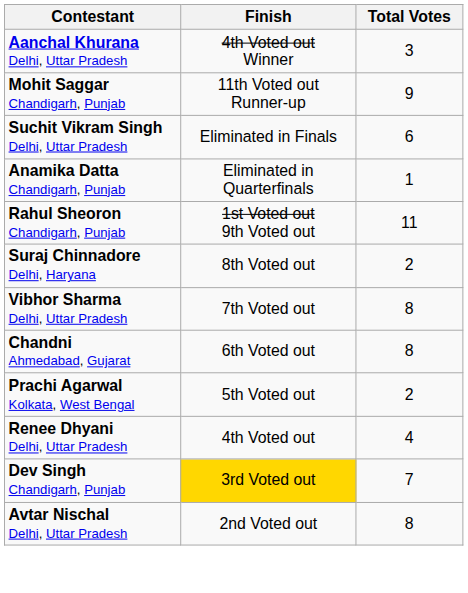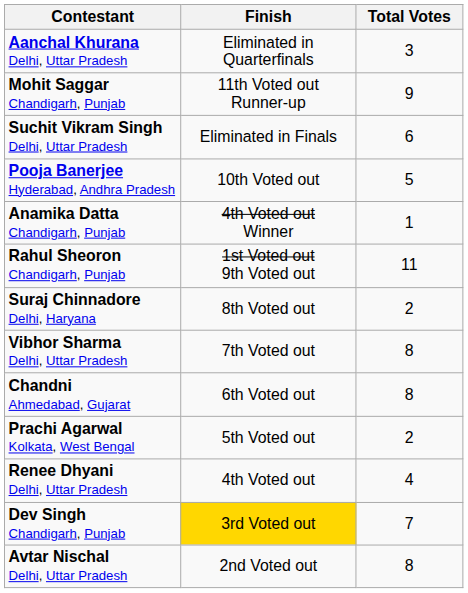(268, 51) 4th Voted out Winner -> (268, 51) Eliminated in Quarterfinals
+ row: (92, 179)
(268, 179) Eliminated in Quarterfinals -> (268, 222) 4th Voted out Winner
